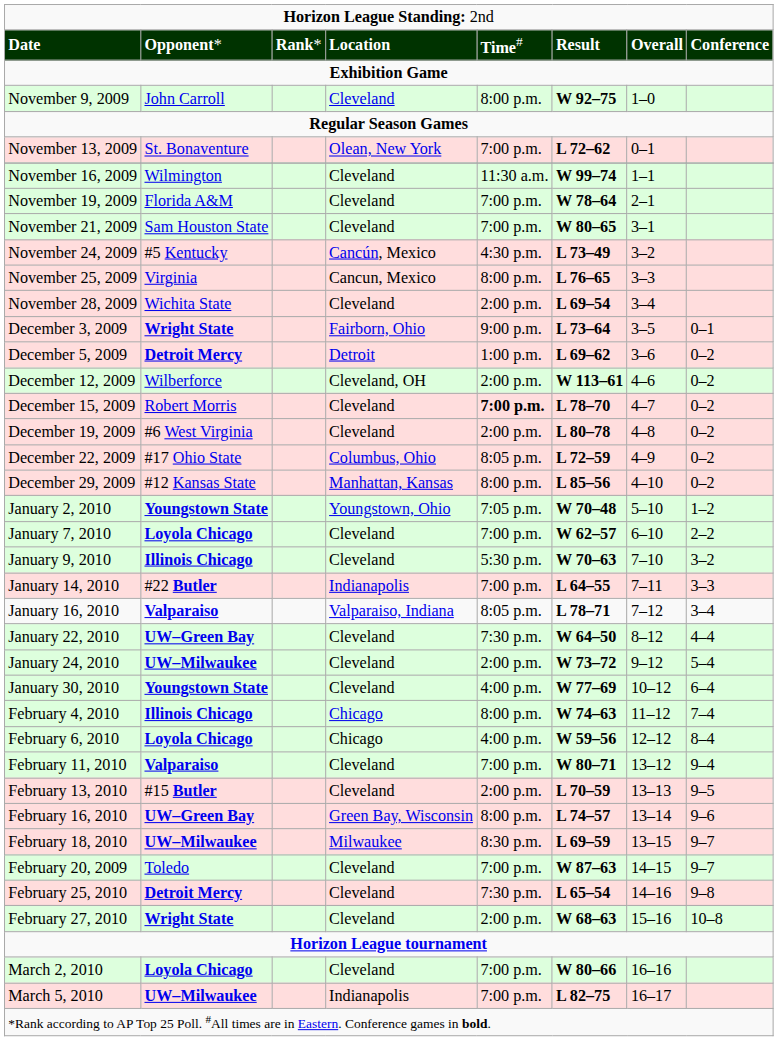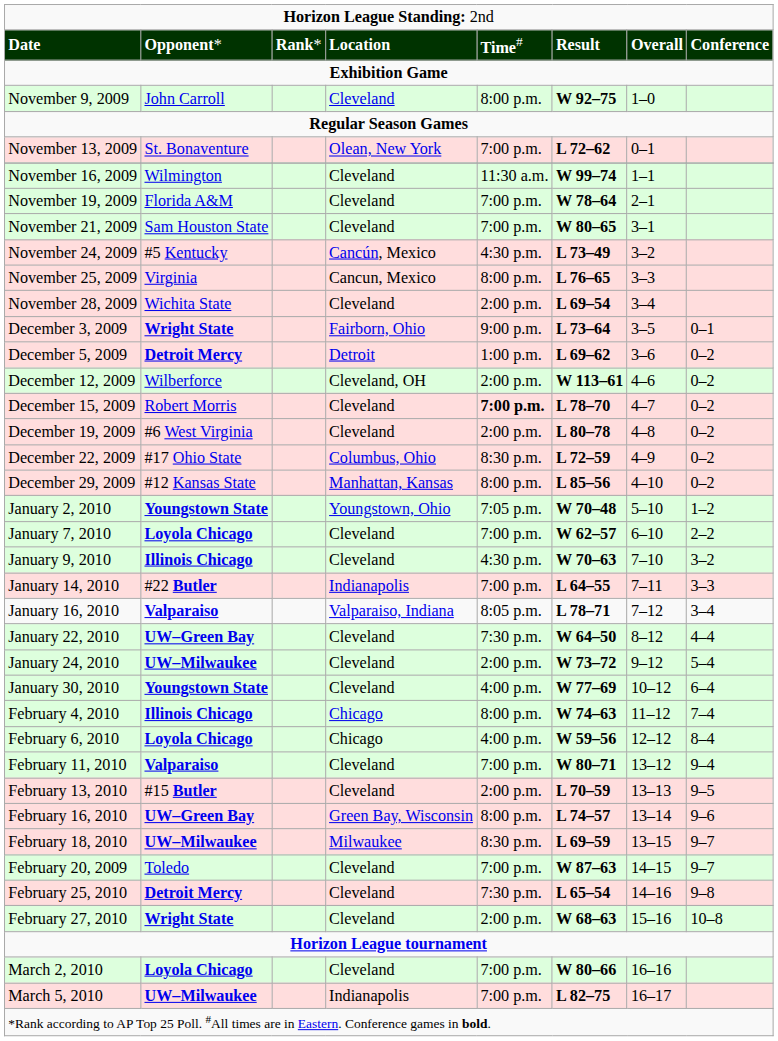(511, 457) 8:05 p.m. -> (511, 457) 8:30 p.m.
(511, 559) 5:30 p.m. -> (511, 559) 4:30 p.m.
